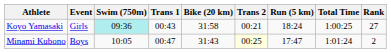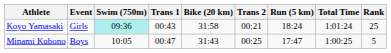(339, 26) 1:00:25 -> (339, 26) 1:01:24
(374, 26) 27 -> (374, 26) 25
(252, 41) lightyellow background -> (252, 41) no background
(339, 41) 1:01:24 -> (339, 41) 1:00:25
(374, 41) 2 -> (374, 41) 5
